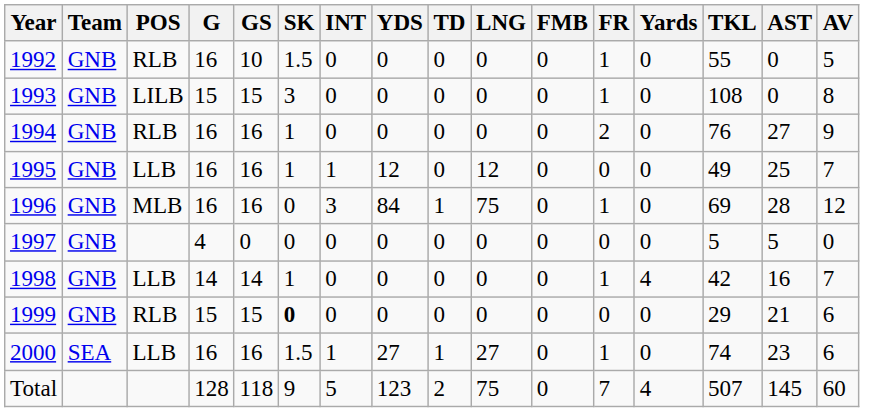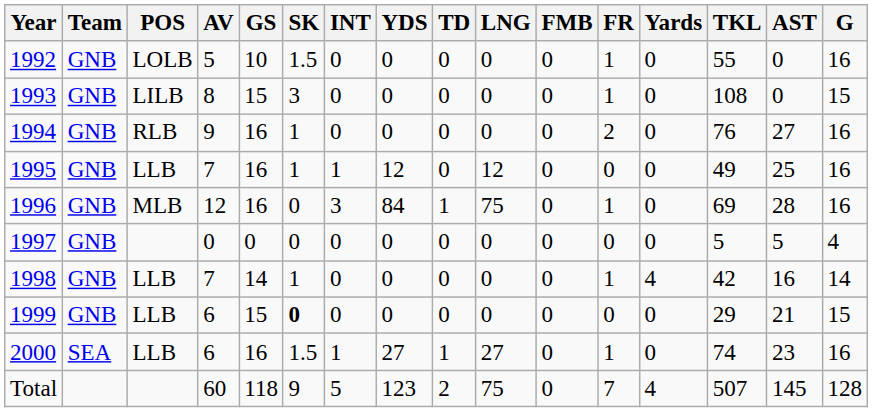columns swapped: (212, 22) <-> (838, 22)
(155, 59) RLB -> (163, 59) LOLB
(155, 315) RLB -> (154, 315) LLB
